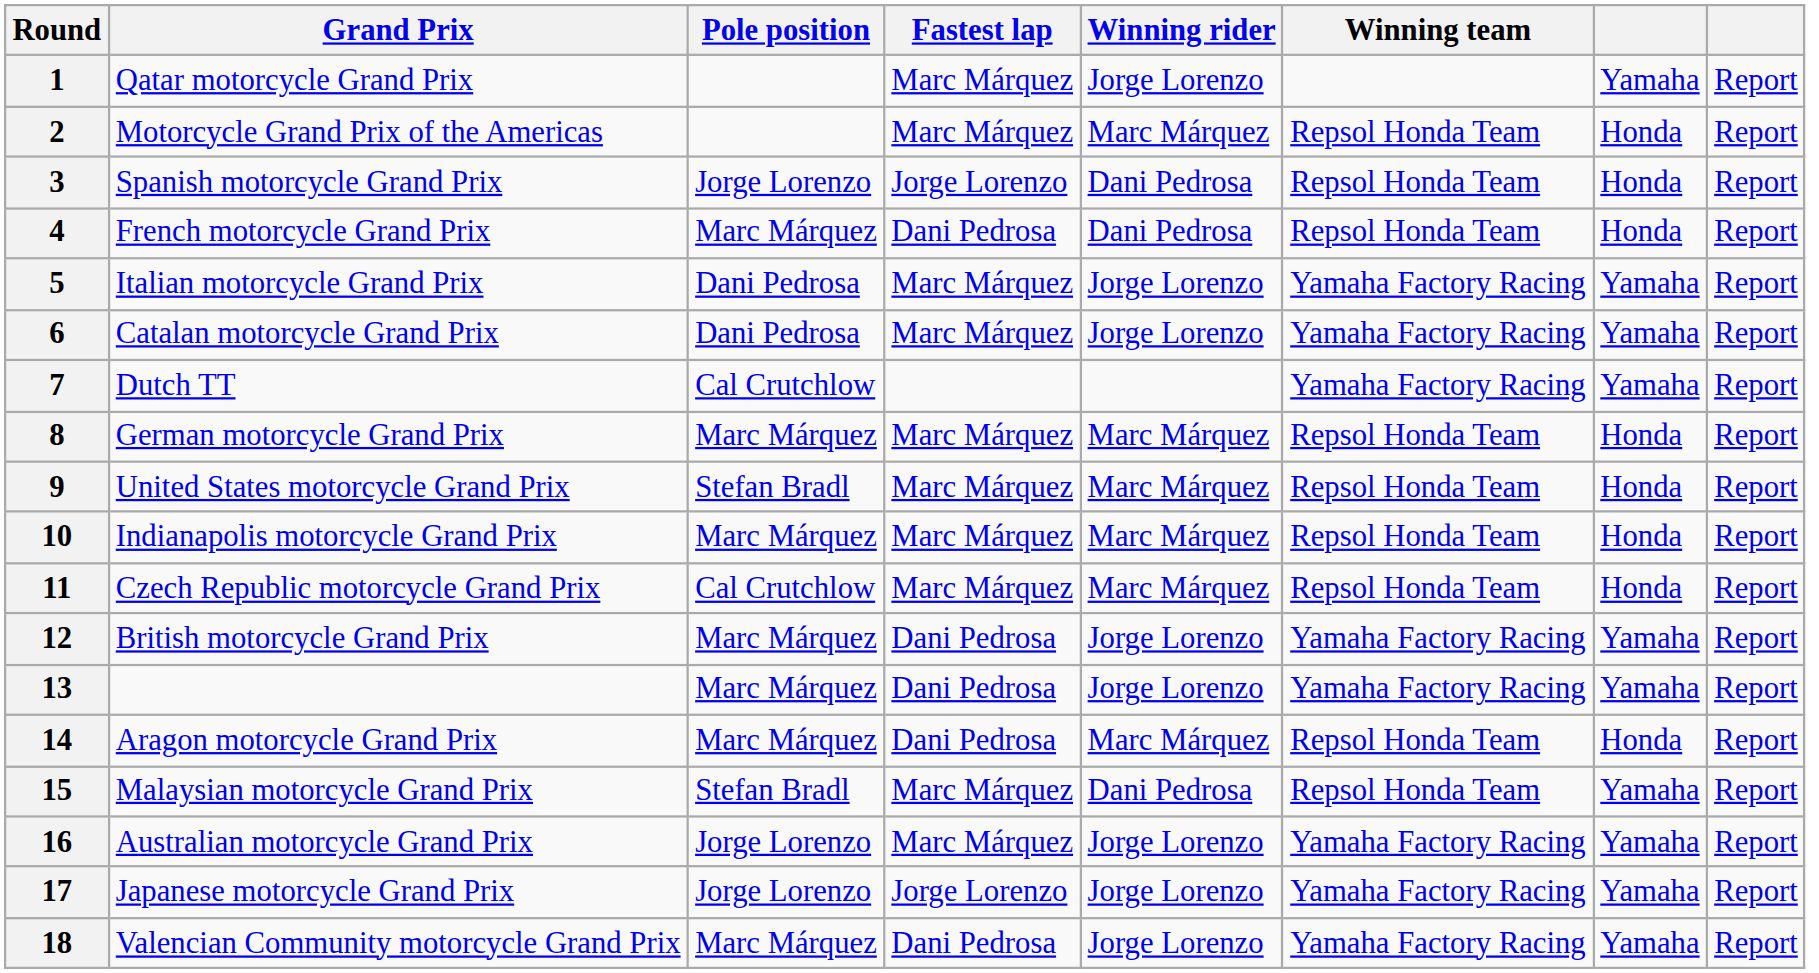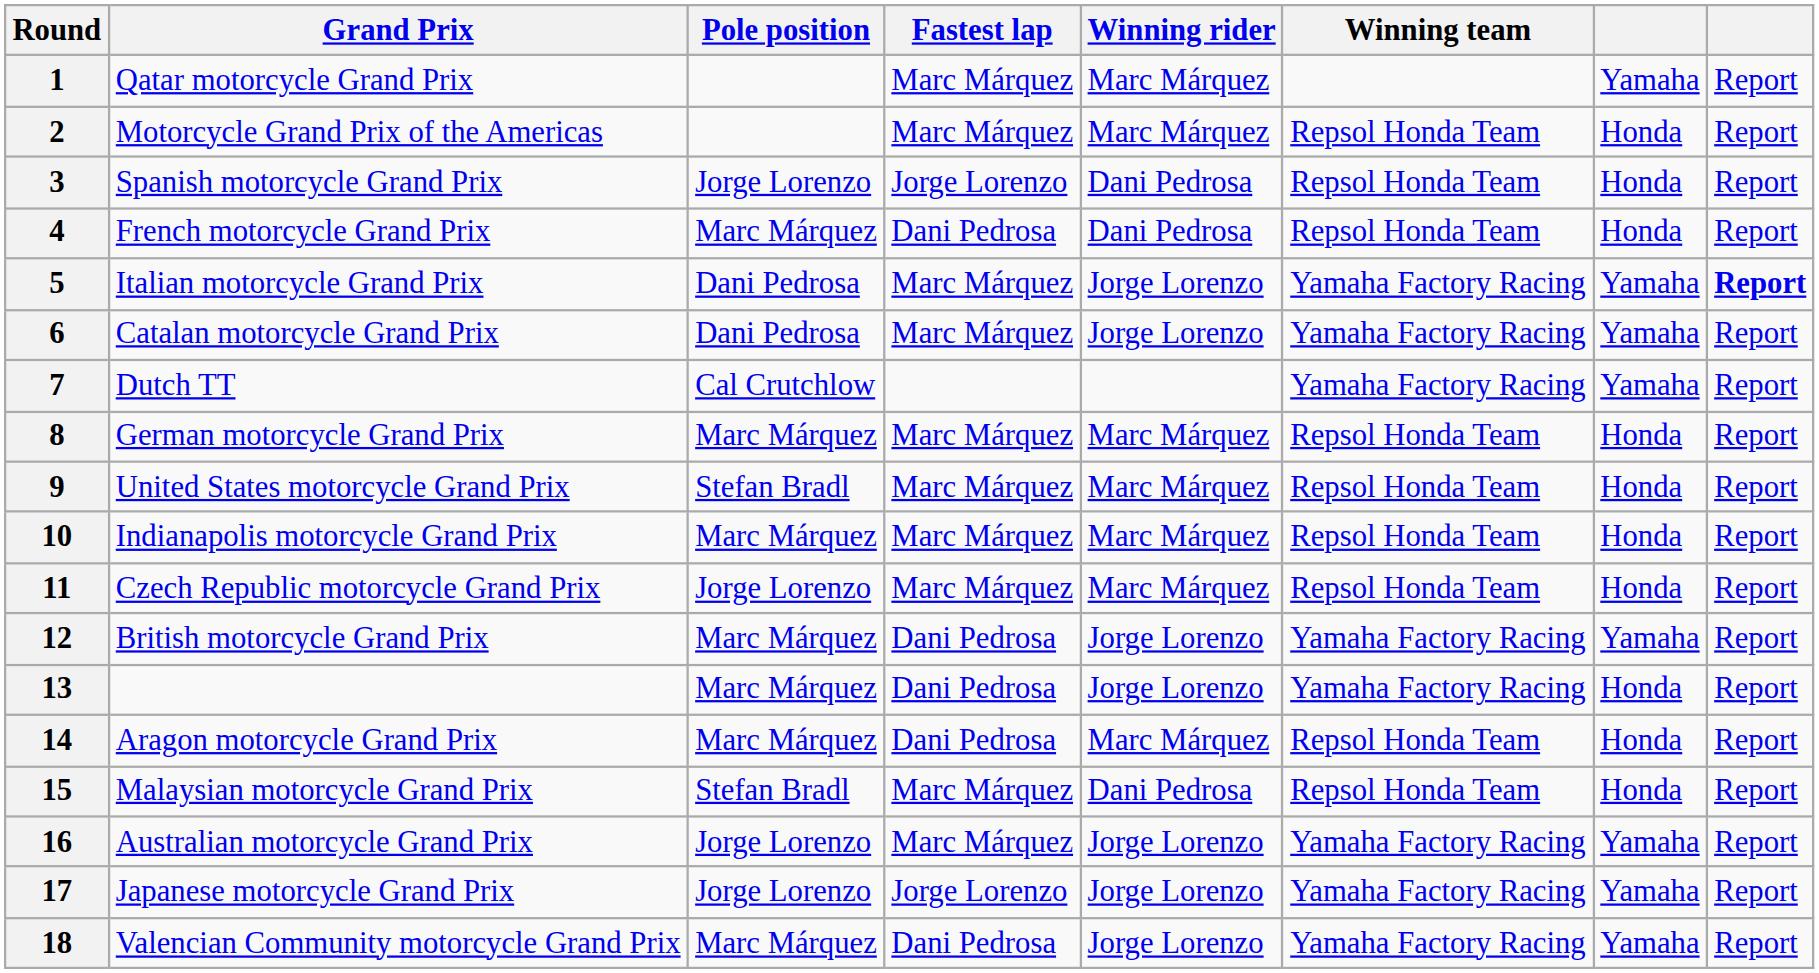(1176, 80) Jorge Lorenzo -> (1178, 80) Marc Márquez
(1756, 282) normal -> (1760, 282) bold
(785, 587) Cal Crutchlow -> (783, 587) Jorge Lorenzo
(1650, 688) Yamaha -> (1641, 688) Honda
(1650, 790) Yamaha -> (1641, 790) Honda
